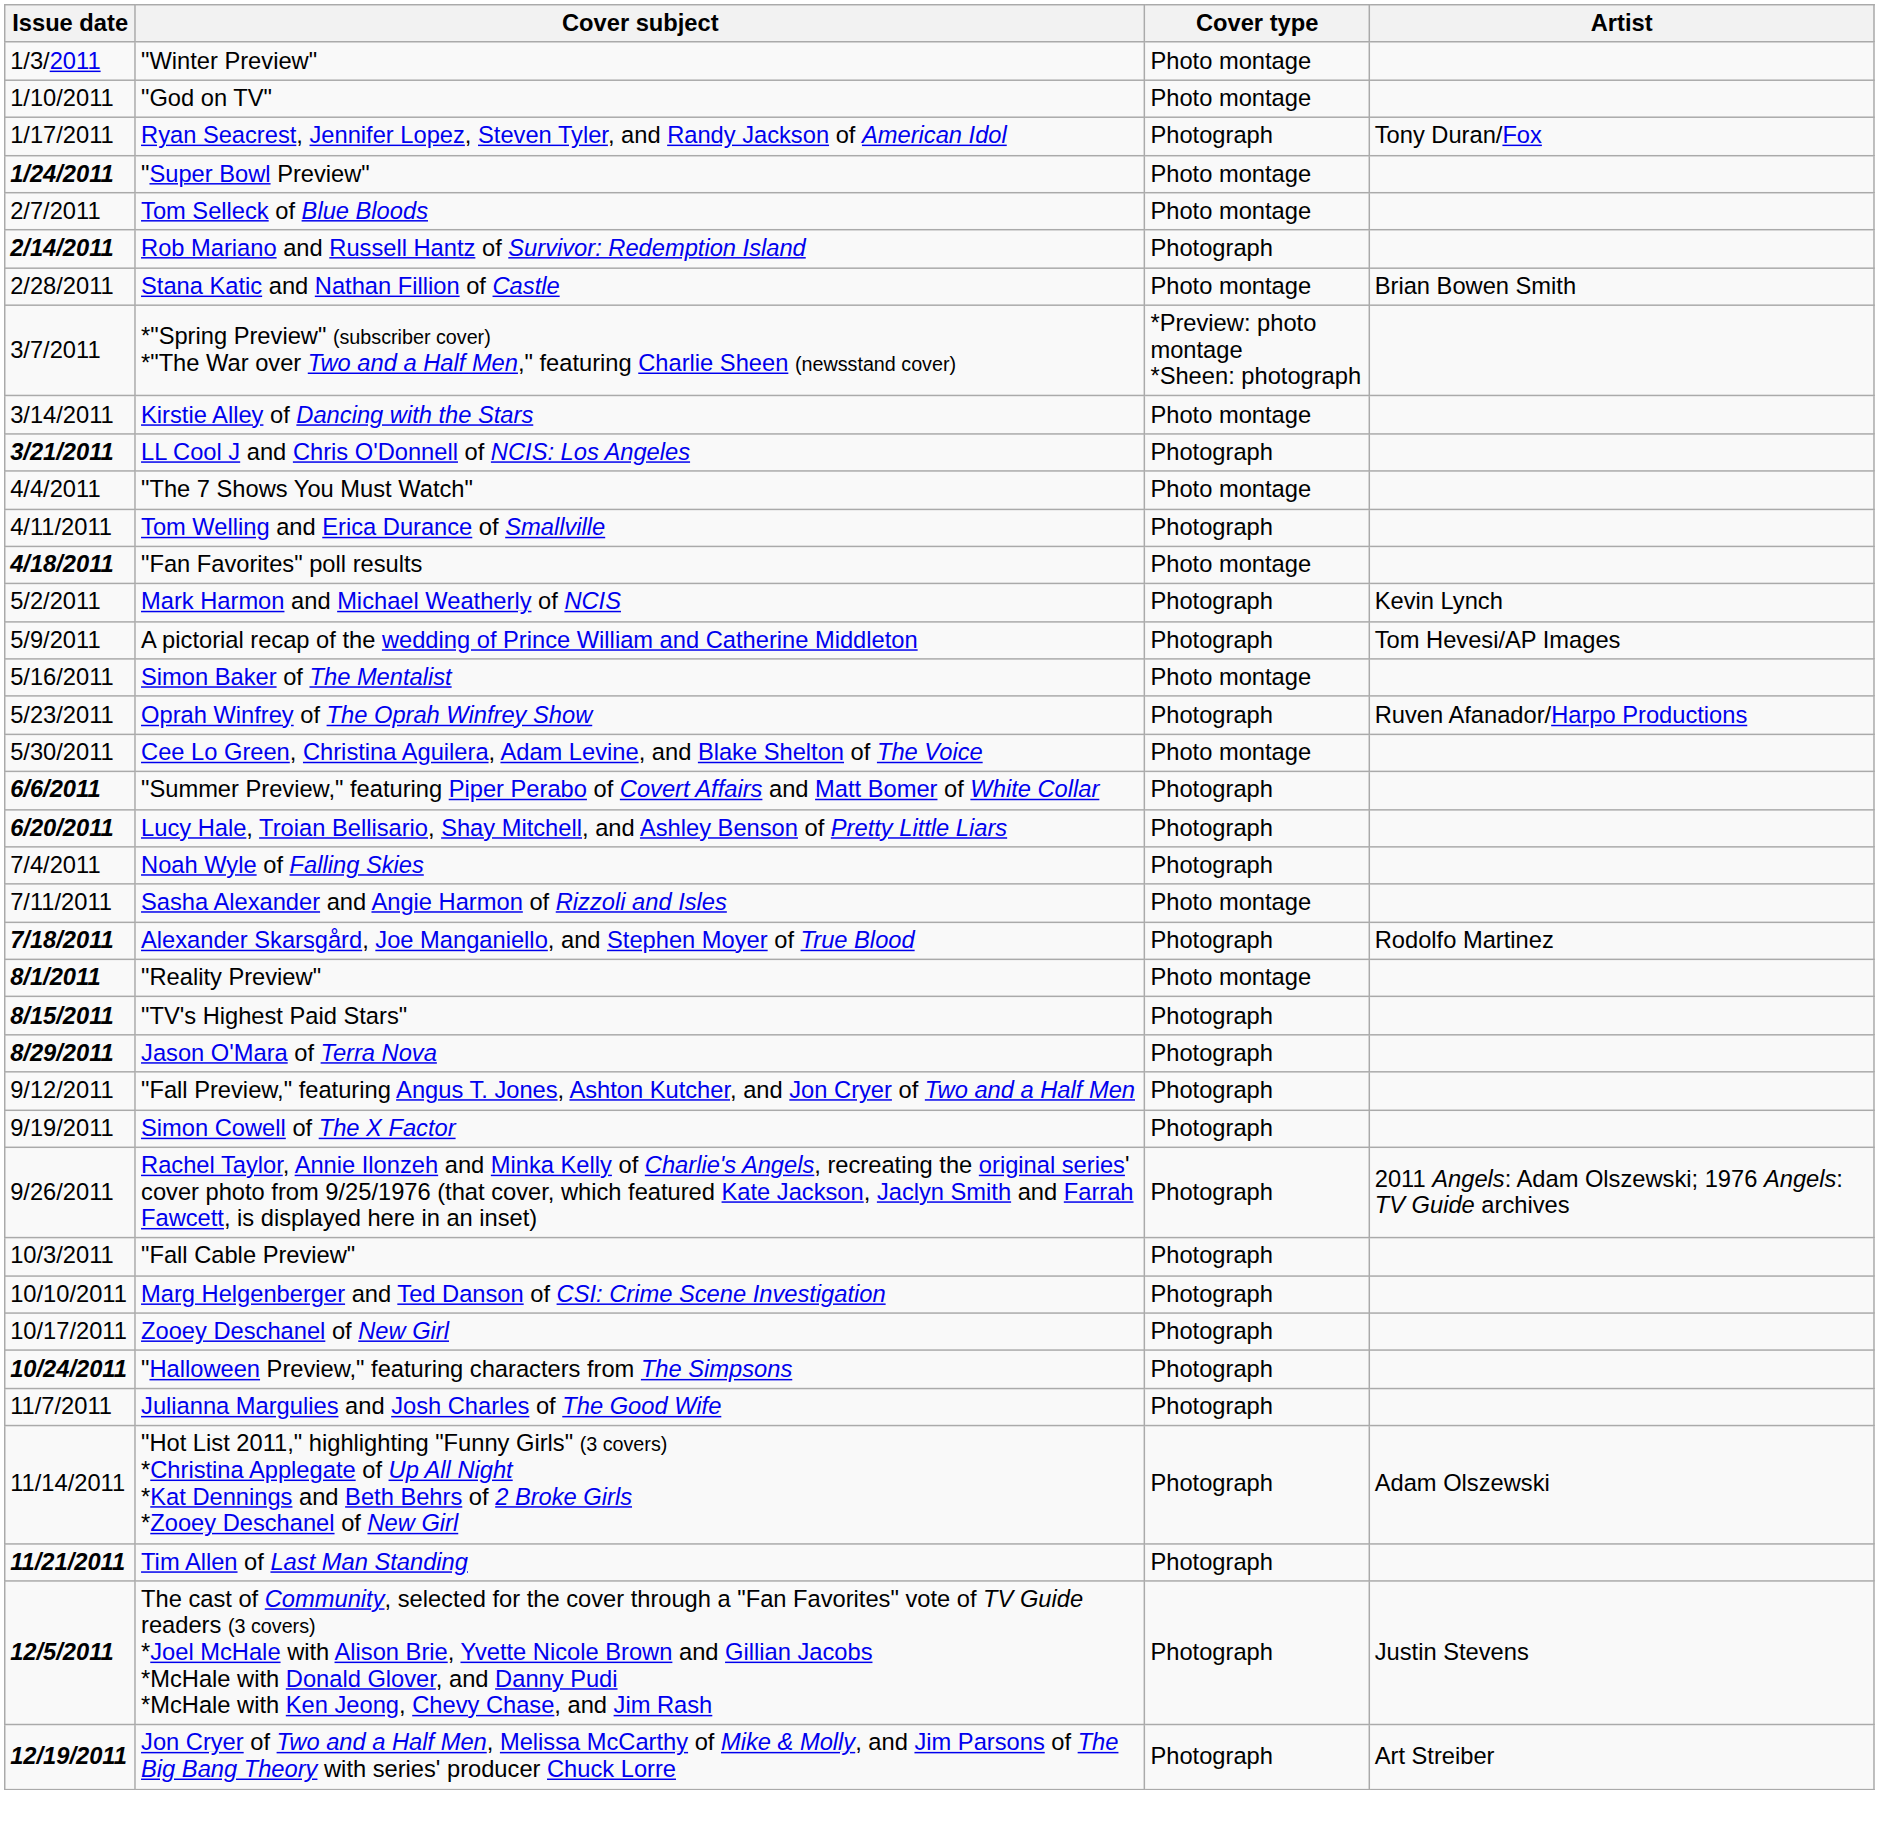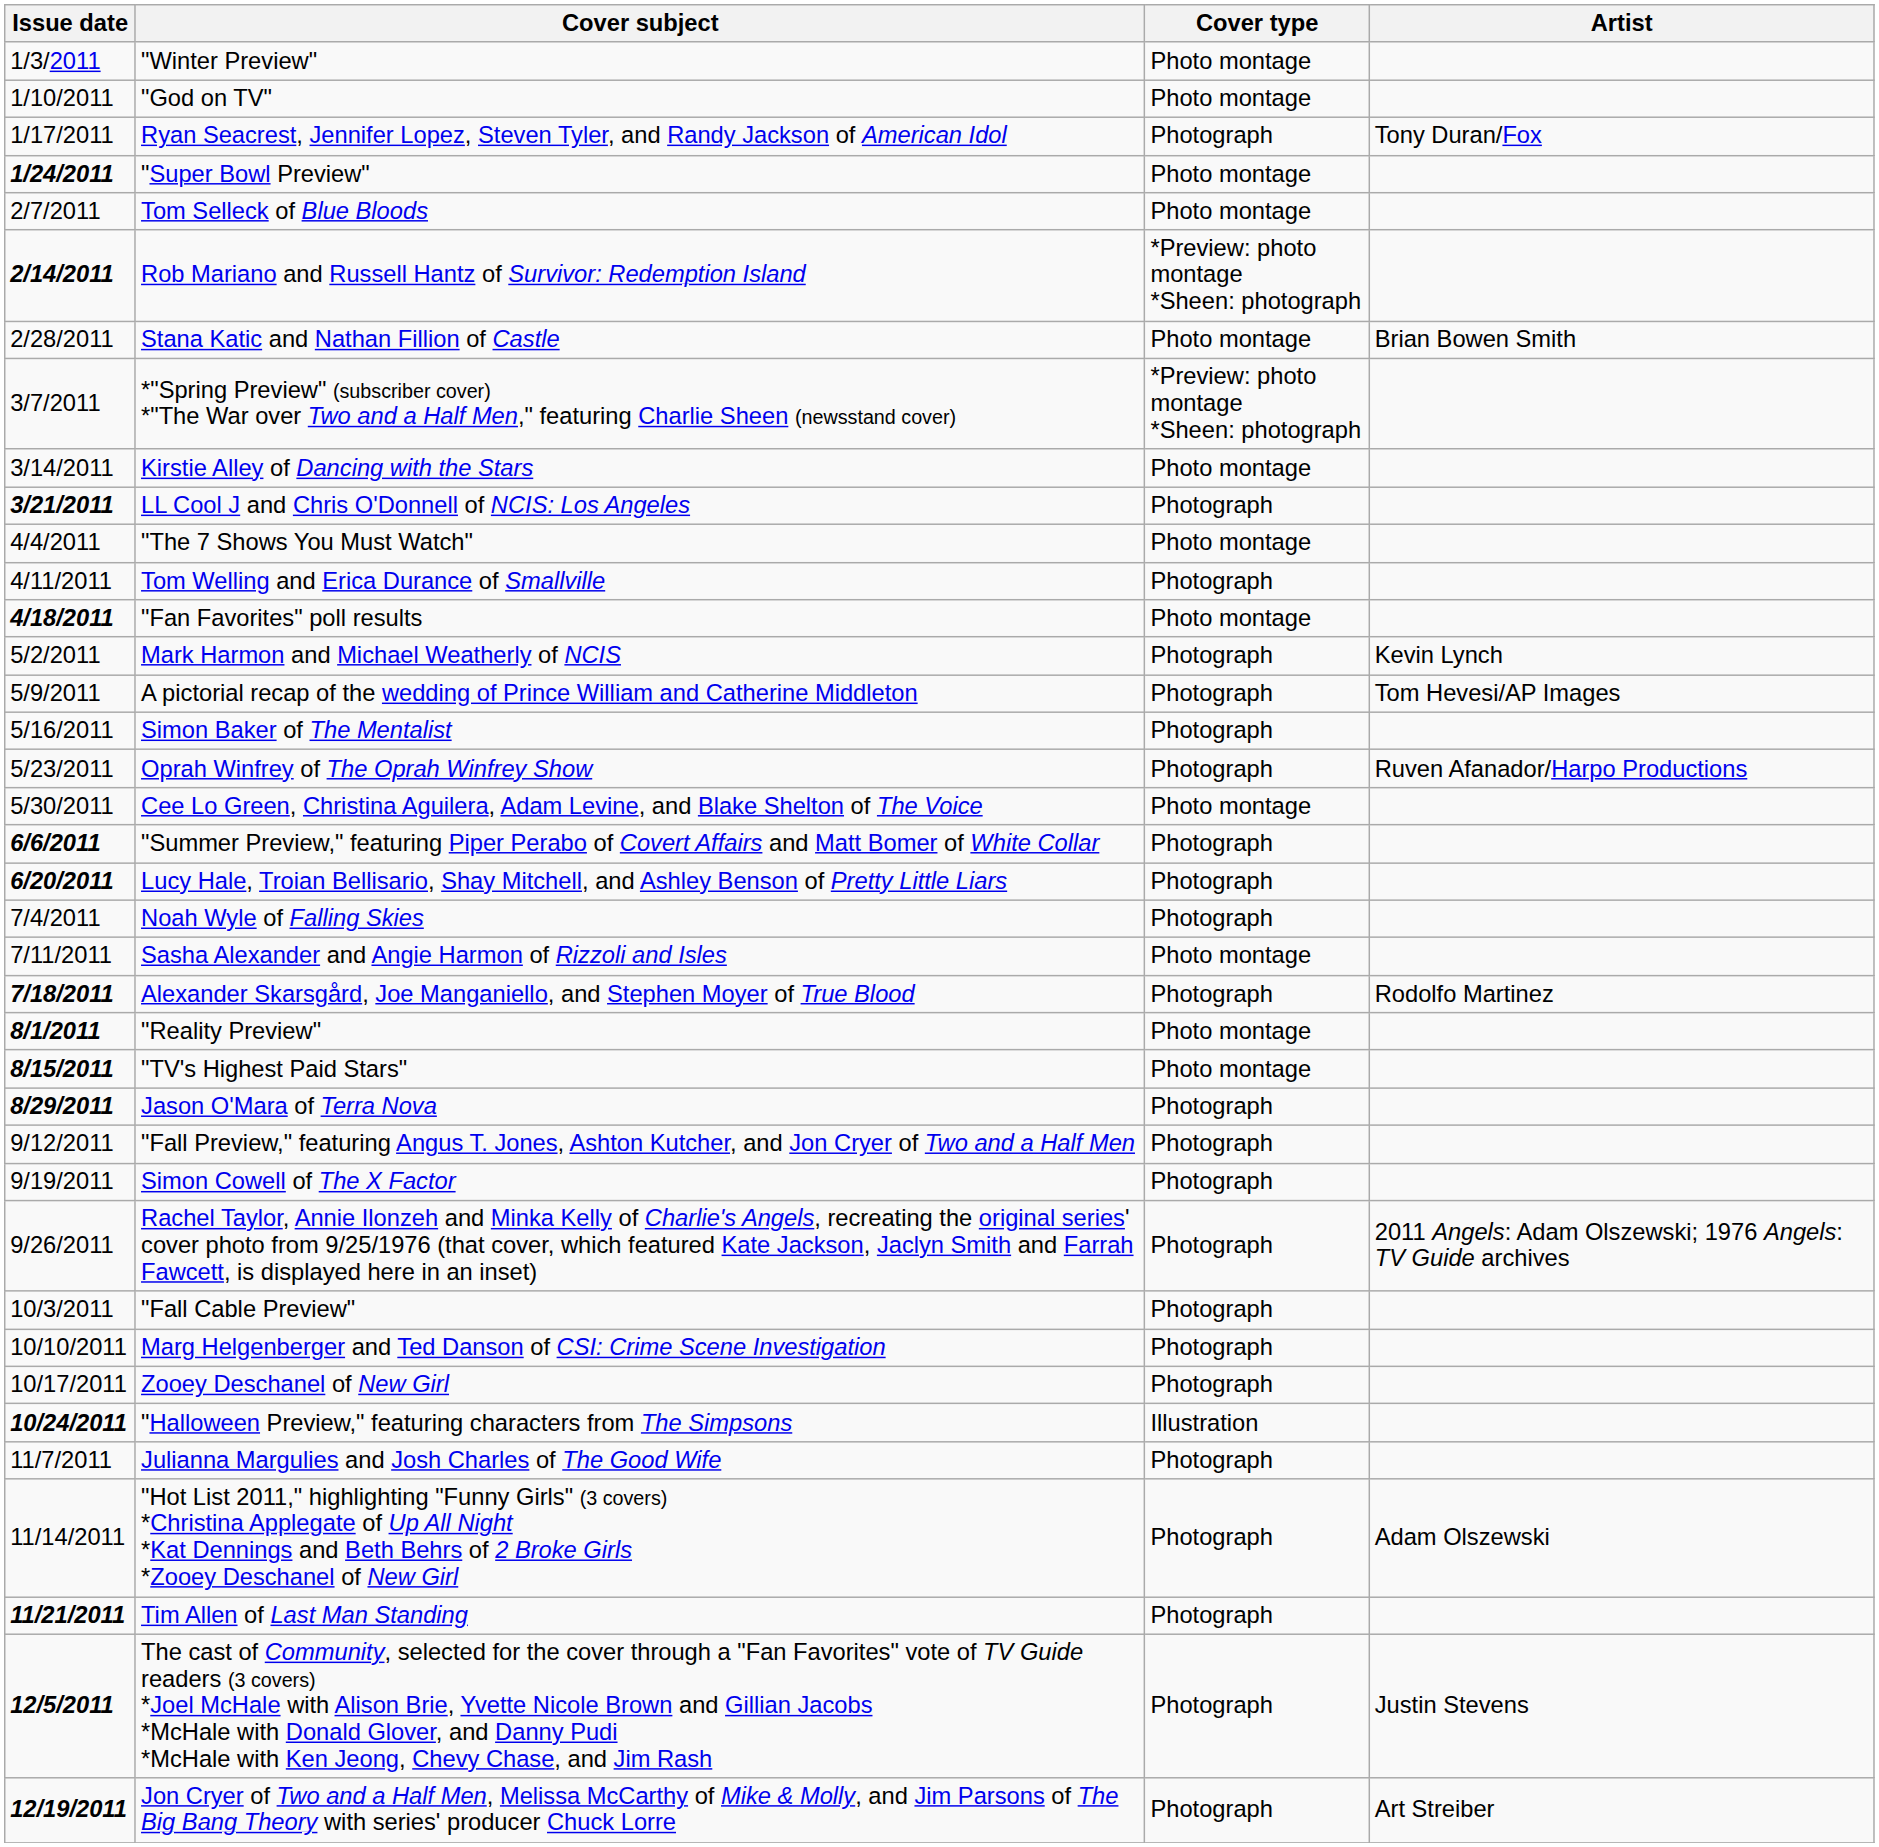(1212, 248) Photograph -> (1256, 275) *Preview: photo montage *Sheen: photograph
(1231, 677) Photo montage -> (1212, 730) Photograph
(1212, 1015) Photograph -> (1231, 1068) Photo montage
(1212, 1369) Photograph -> (1204, 1422) Illustration
